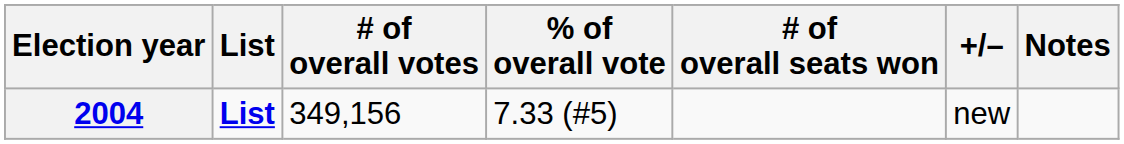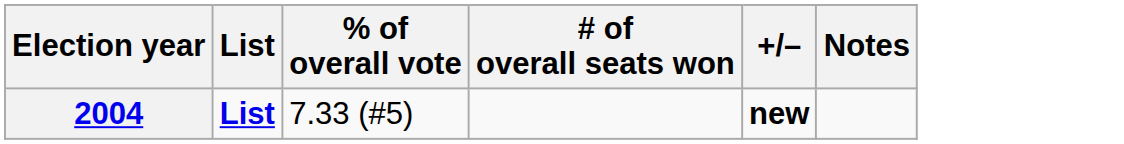- column: (384, 46)
(982, 113) normal -> (779, 113) bold
